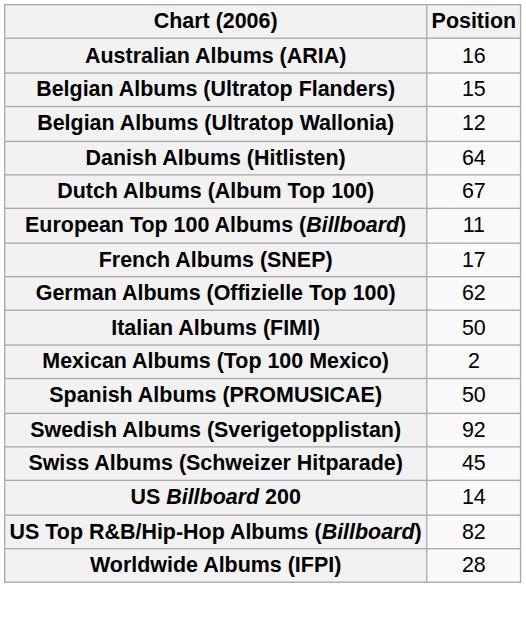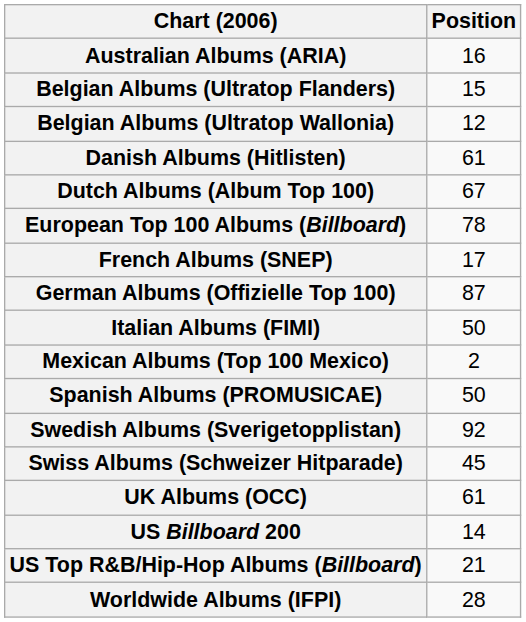(474, 157) 64 -> (474, 157) 61
(474, 225) 11 -> (474, 225) 78
(474, 293) 62 -> (474, 293) 87
+ row: (216, 497)
(474, 531) 82 -> (474, 565) 21
